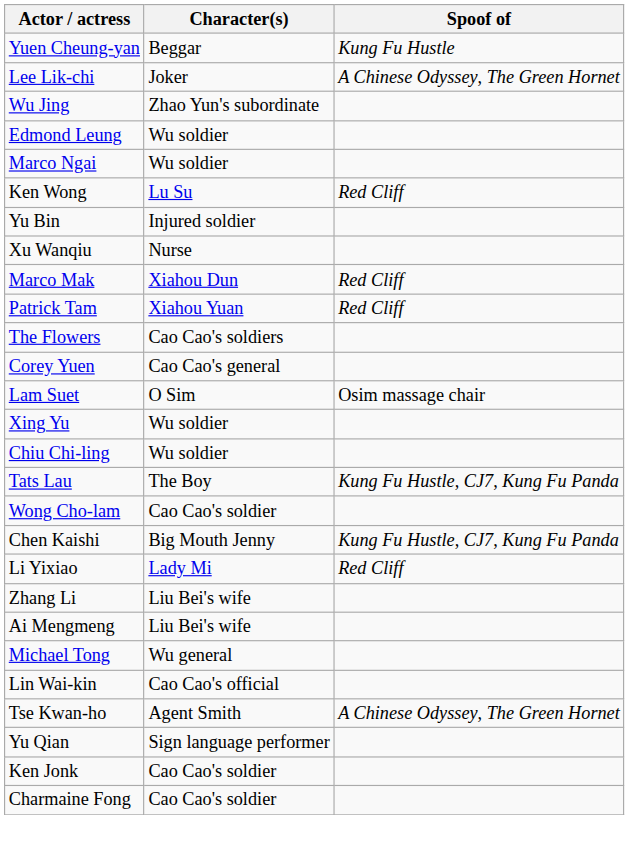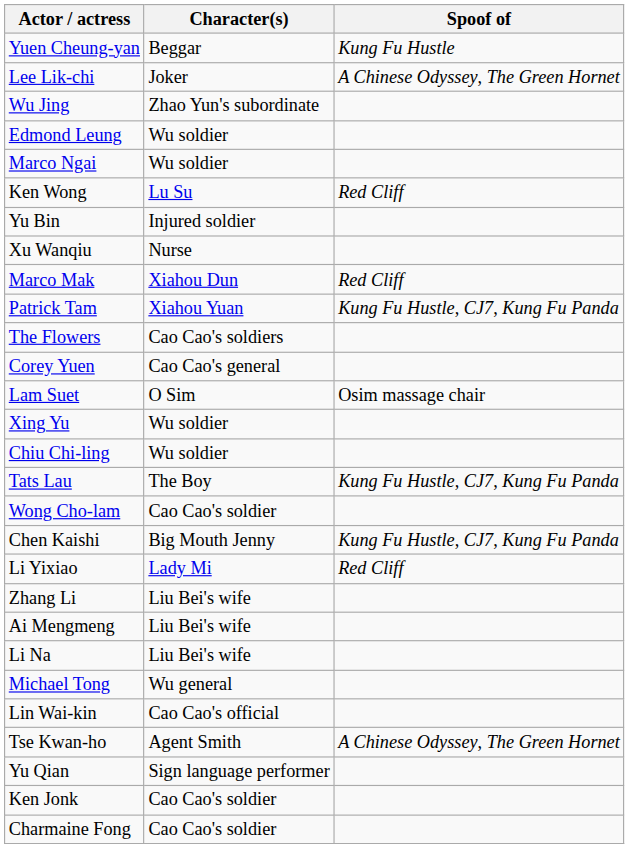(371, 308) Red Cliff -> (478, 308) Kung Fu Hustle, CJ7, Kung Fu Panda
+ row: (30, 655)
